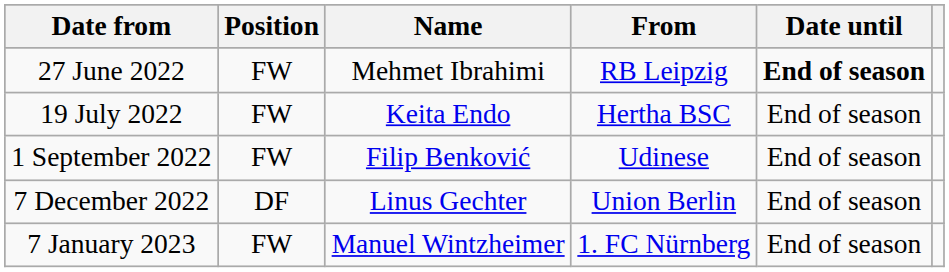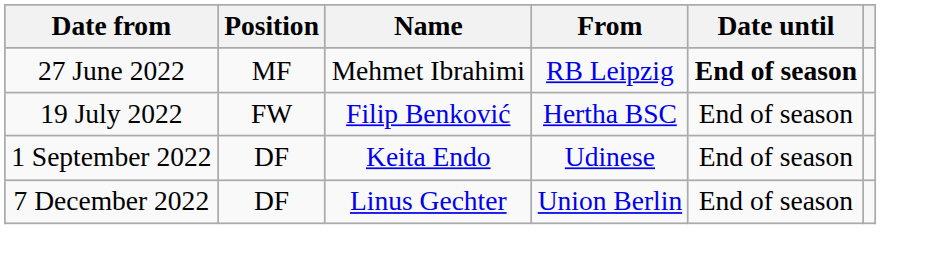(272, 69) FW -> (272, 69) MF
(448, 113) Keita Endo -> (428, 113) Filip Benković
(272, 157) FW -> (272, 157) DF
(448, 157) Filip Benković -> (428, 157) Keita Endo
- row: (111, 244)
